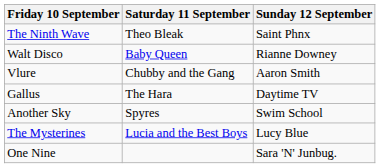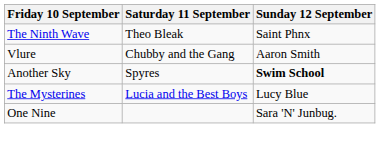- row: (35, 53)
- row: (24, 93)
(289, 113) normal -> (290, 73) bold
